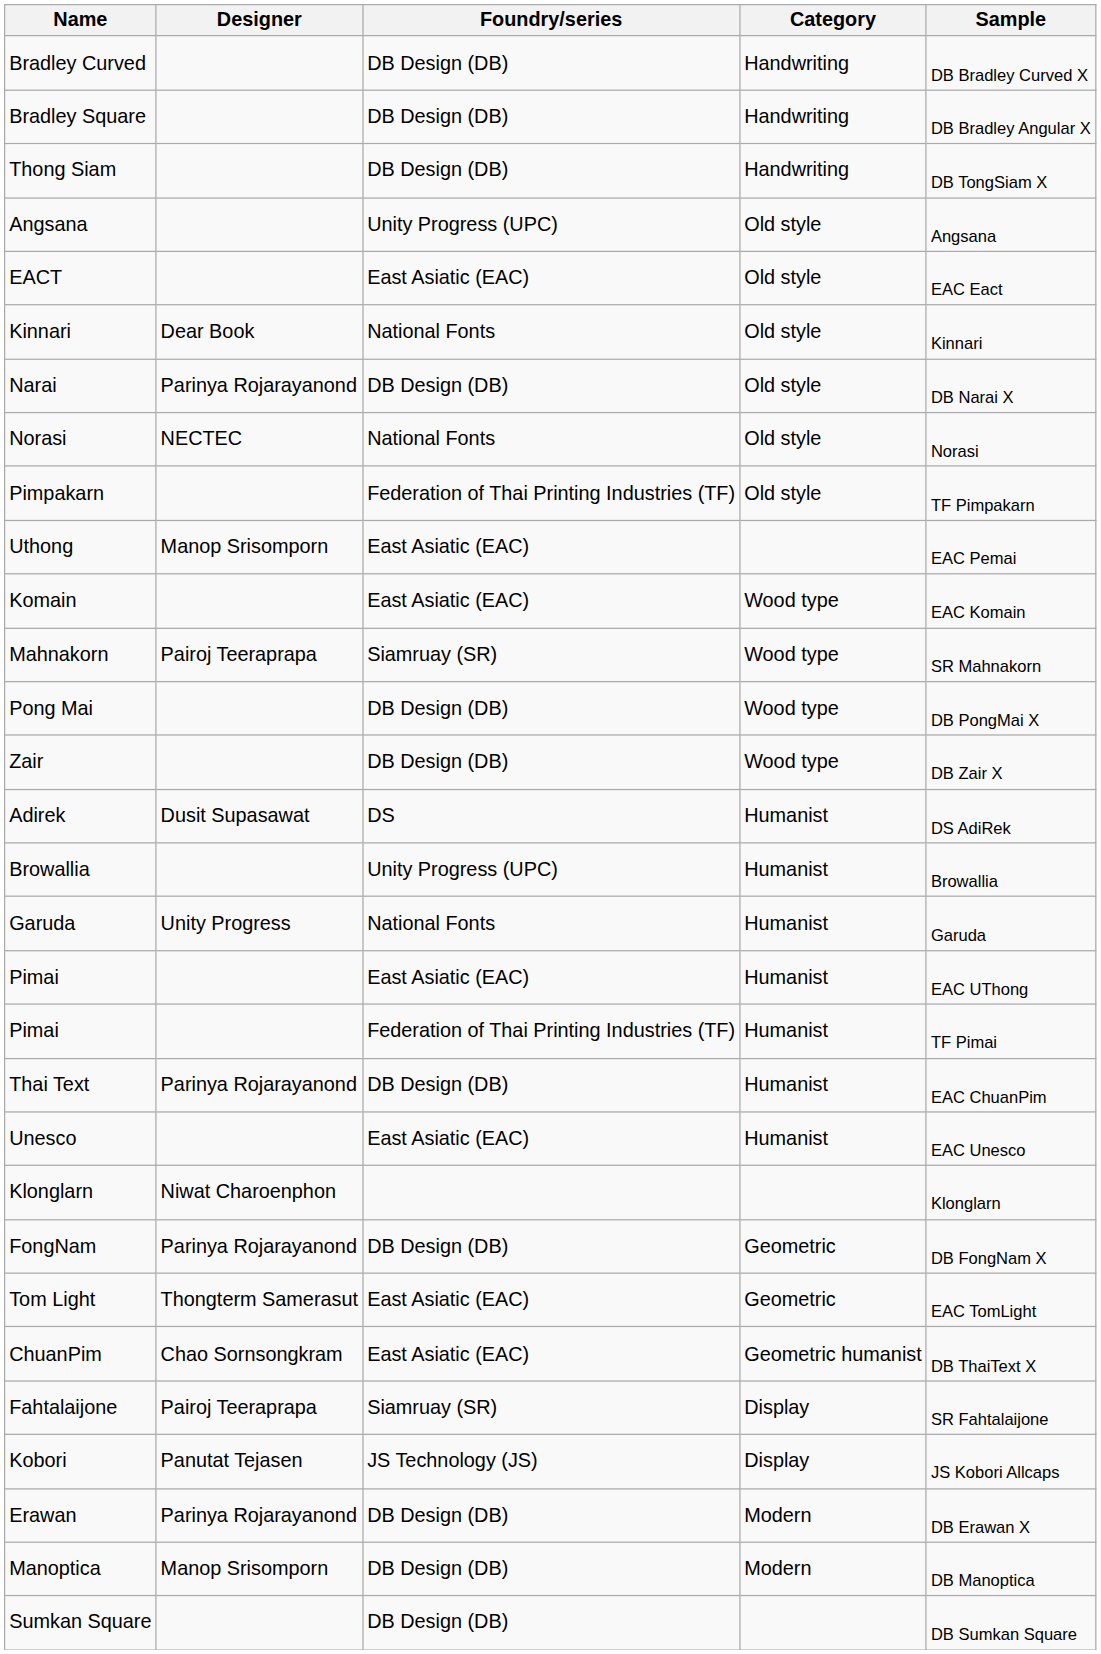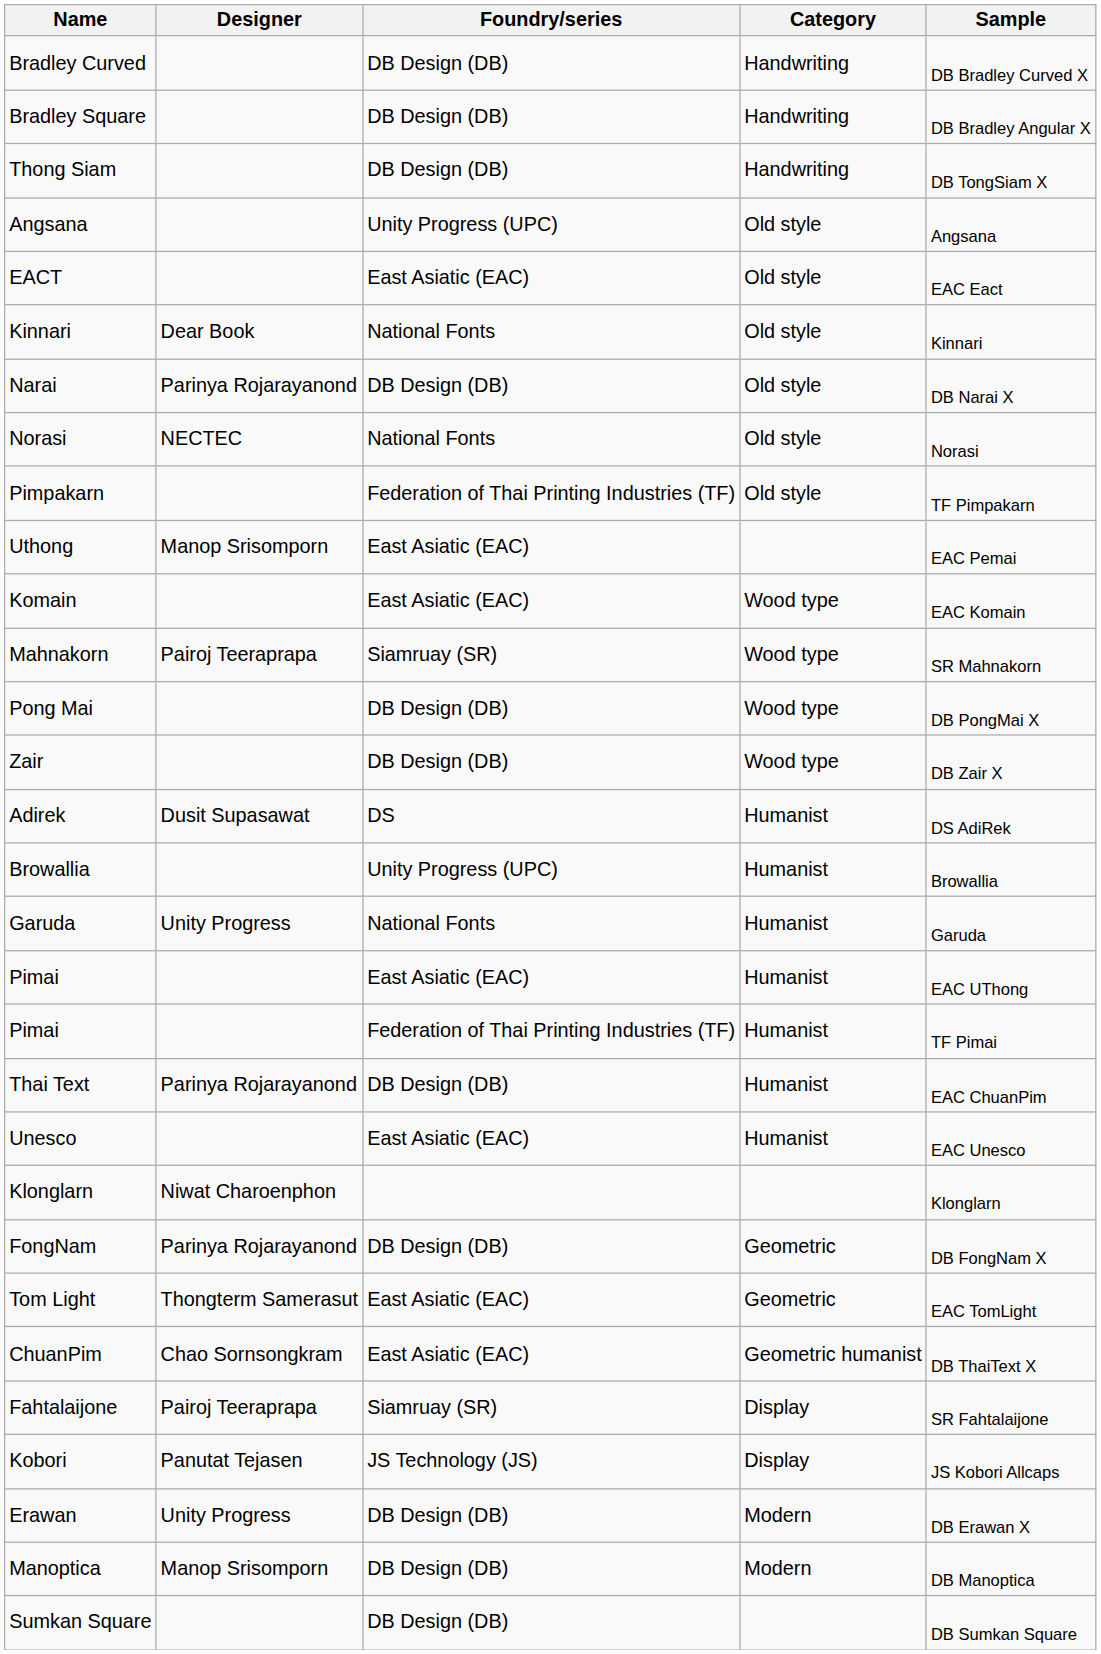(259, 1515) Parinya Rojarayanond -> (226, 1515) Unity Progress
